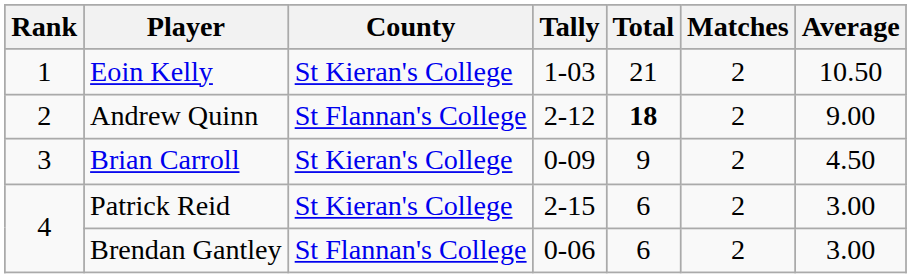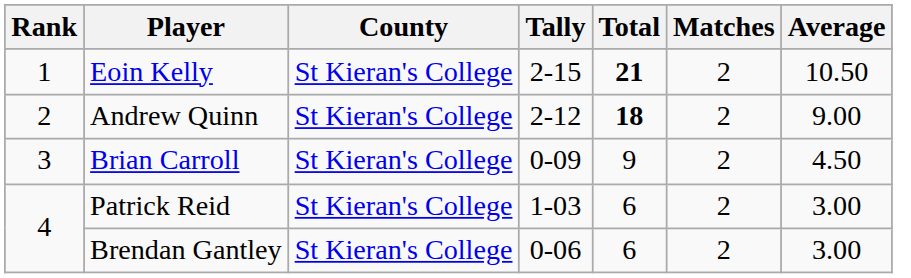(570, 71) 1-03 -> (555, 71) 2-15
(643, 71) normal -> (629, 71) bold
(411, 116) St Flannan's College -> (404, 116) St Kieran's College
(570, 205) 2-15 -> (555, 205) 1-03
(411, 250) St Flannan's College -> (404, 250) St Kieran's College
